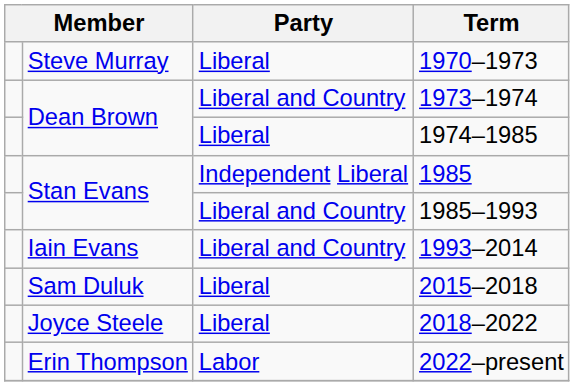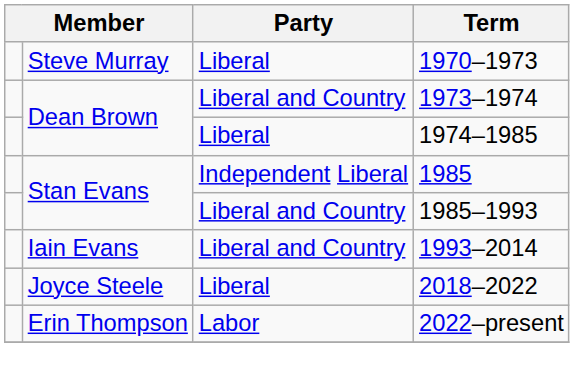- row: (478, 286)
